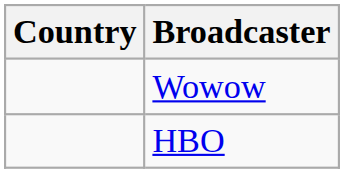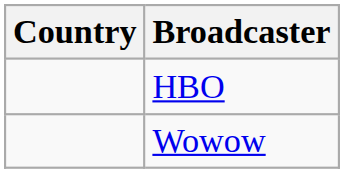rows swapped: (209, 85) <-> (189, 140)
